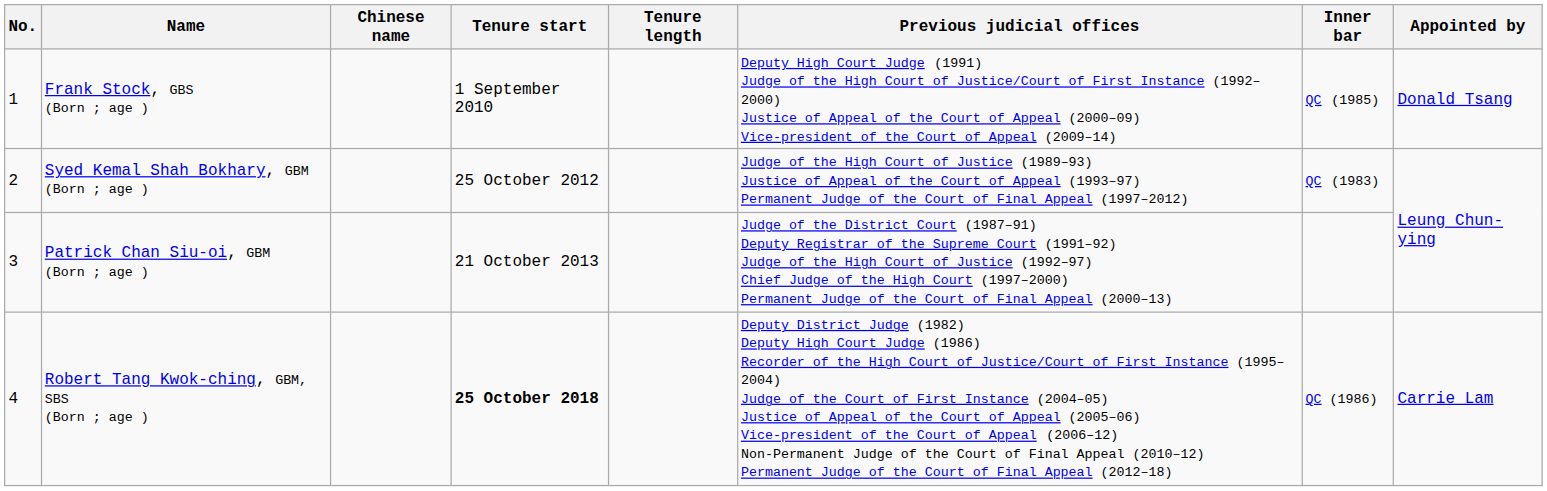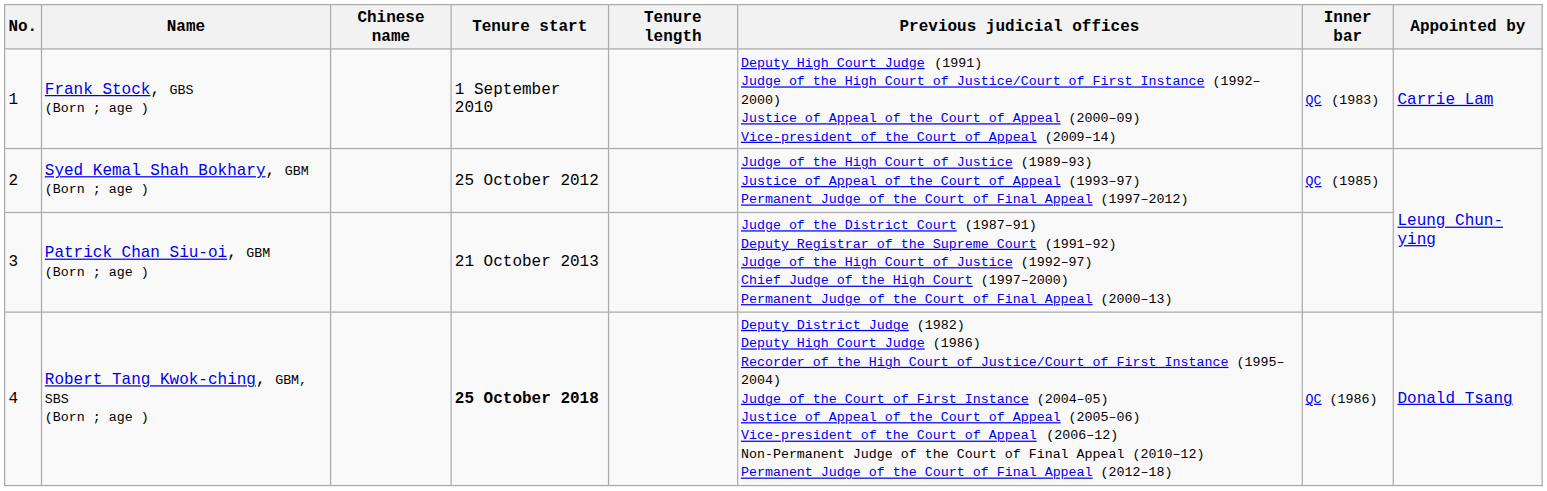(1342, 99) QC (1985) -> (1342, 99) QC (1983)
(1455, 99) Donald Tsang -> (1445, 99) Carrie Lam
(1342, 180) QC (1983) -> (1342, 180) QC (1985)
(1445, 399) Carrie Lam -> (1455, 399) Donald Tsang
